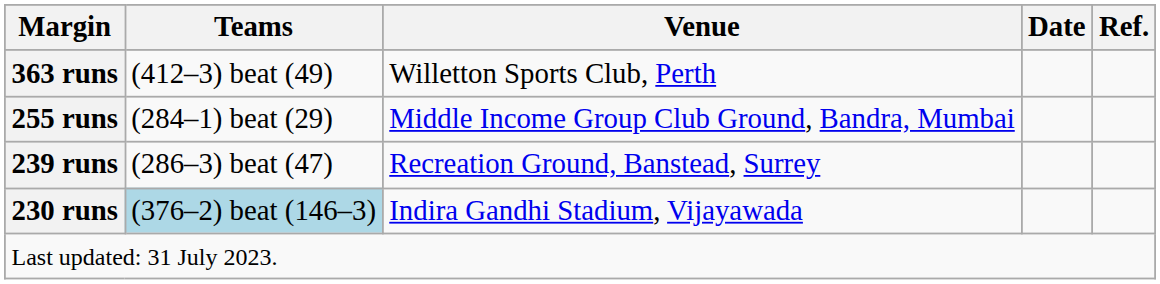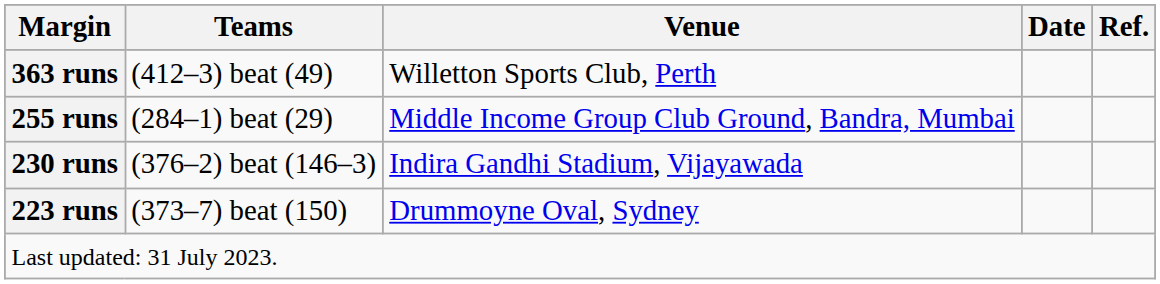- row: (65, 164)
(254, 210) lightblue background -> (254, 164) no background
+ row: (65, 210)
